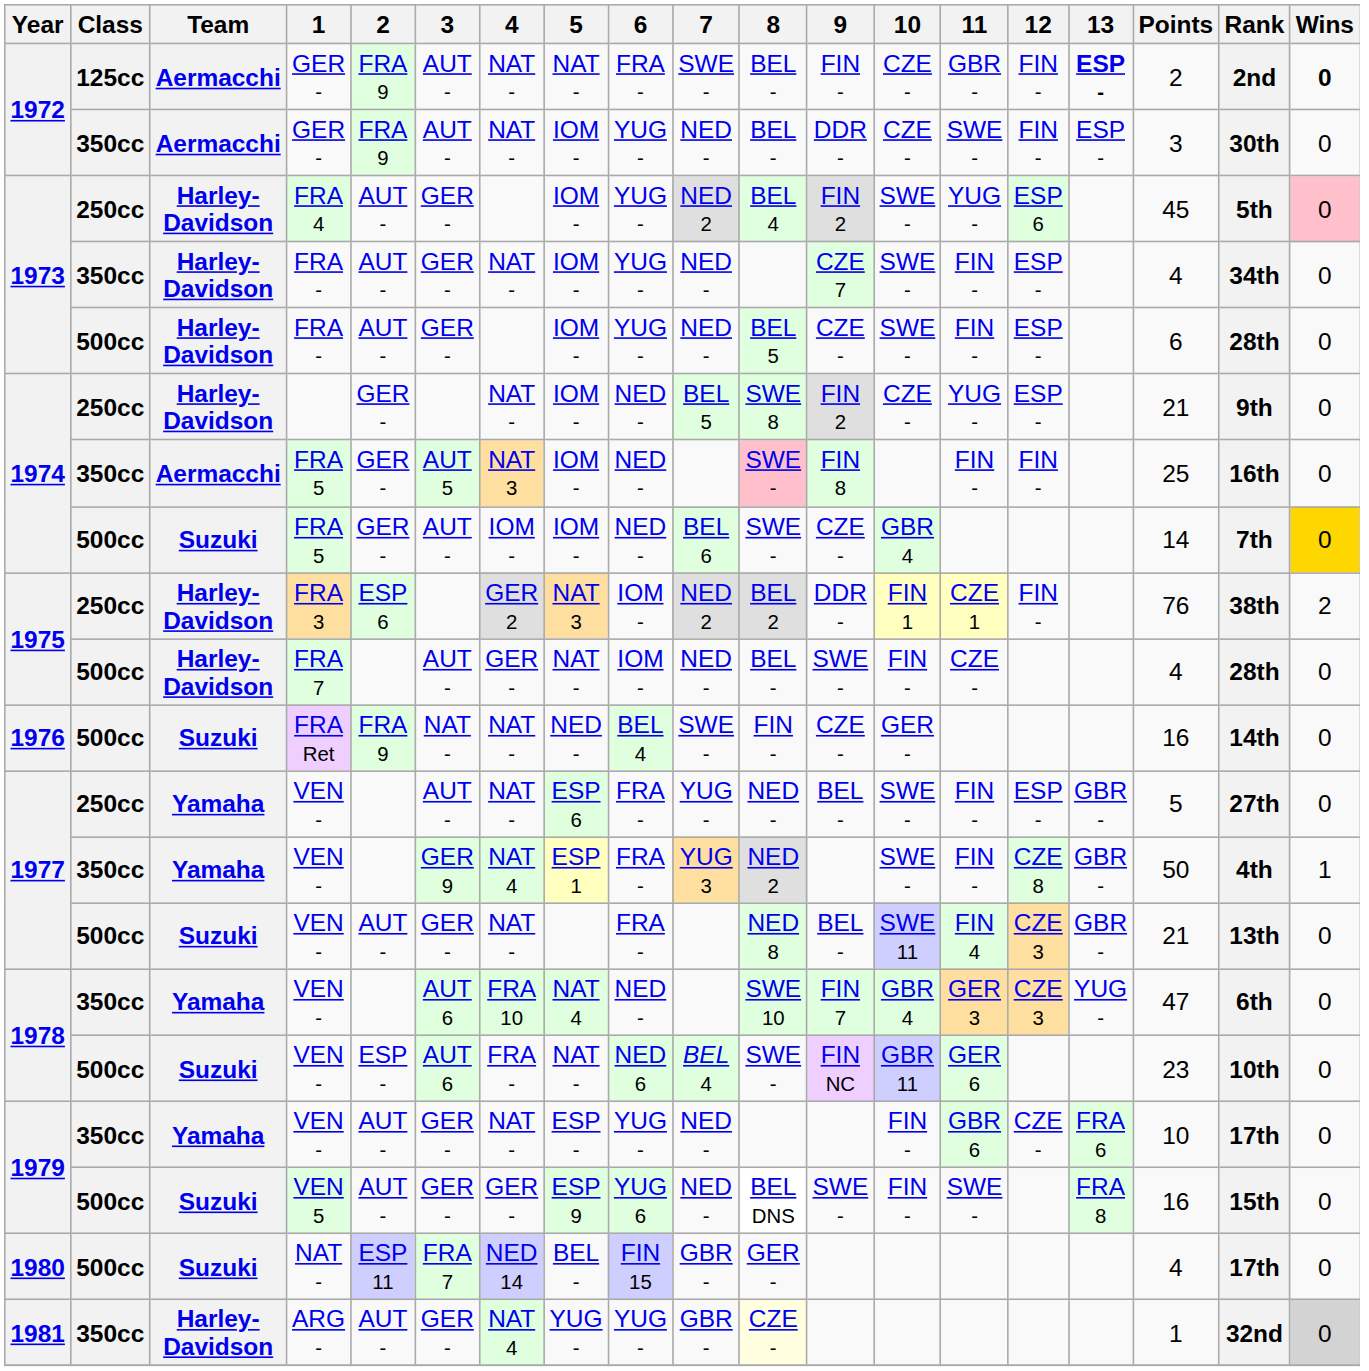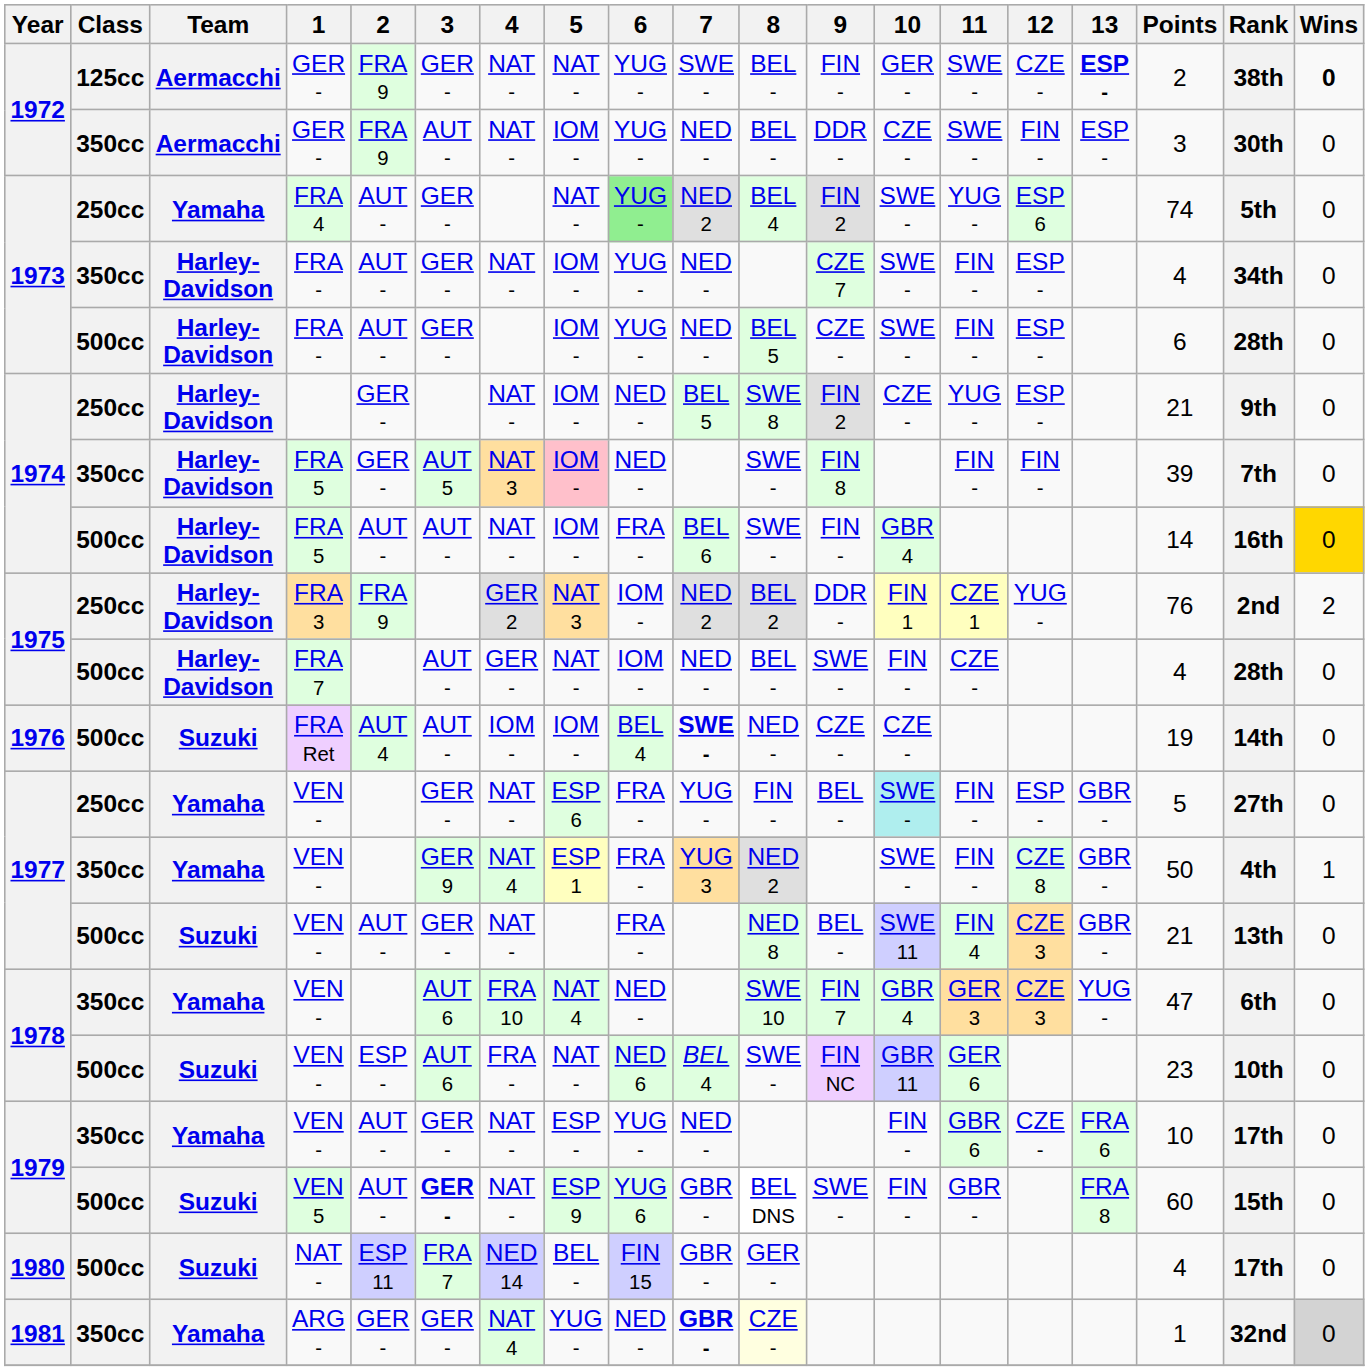(447, 77) AUT - -> (447, 77) GER -
(640, 77) FRA - -> (640, 77) YUG -
(907, 77) CZE - -> (907, 77) GER -
(975, 77) GBR - -> (975, 77) SWE -
(1038, 77) FIN - -> (1040, 77) CZE -
(1254, 77) 2nd -> (1259, 77) 38th
(218, 209) Harley-Davidson -> (218, 209) Yamaha
(576, 209) IOM - -> (576, 209) NAT -
(640, 209) no background -> (640, 209) lightgreen background
(1176, 209) 45 -> (1180, 209) 74
(1325, 209) pink background -> (1329, 209) no background
(218, 473) Aermacchi -> (218, 473) Harley-Davidson
(576, 473) no background -> (576, 473) pink background
(773, 473) pink background -> (773, 473) no background
(1176, 473) 25 -> (1180, 473) 39
(1254, 473) 16th -> (1259, 473) 7th
(218, 540) Suzuki -> (218, 540) Harley-Davidson
(383, 540) GER - -> (383, 540) AUT -
(512, 540) IOM - -> (512, 540) NAT -
(640, 540) NED - -> (640, 540) FRA -
(840, 540) CZE - -> (840, 540) FIN -
(1254, 540) 7th -> (1259, 540) 16th
(383, 606) ESP 6 -> (383, 606) FRA 9
(1038, 606) FIN - -> (1040, 606) YUG -
(1254, 606) 38th -> (1259, 606) 2nd
(383, 738) FRA 9 -> (383, 738) AUT 4
(447, 738) NAT - -> (447, 738) AUT -
(512, 738) NAT - -> (512, 738) IOM -
(576, 738) NED - -> (576, 738) IOM -
(706, 738) normal -> (706, 738) bold
(773, 738) FIN - -> (773, 738) NED -
(907, 738) GER - -> (907, 738) CZE -
(1176, 738) 16 -> (1180, 738) 19
(447, 804) AUT - -> (447, 804) GER -
(773, 804) NED - -> (773, 804) FIN -
(907, 804) no background -> (907, 804) paleturquoise background
(447, 1201) normal -> (447, 1201) bold
(512, 1201) GER - -> (512, 1201) NAT -
(706, 1201) NED - -> (706, 1201) GBR -
(975, 1201) SWE - -> (975, 1201) GBR -
(1176, 1201) 16 -> (1180, 1201) 60
(218, 1333) Harley-Davidson -> (218, 1333) Yamaha
(383, 1333) AUT - -> (383, 1333) GER -
(640, 1333) YUG - -> (640, 1333) NED -
(706, 1333) normal -> (706, 1333) bold
